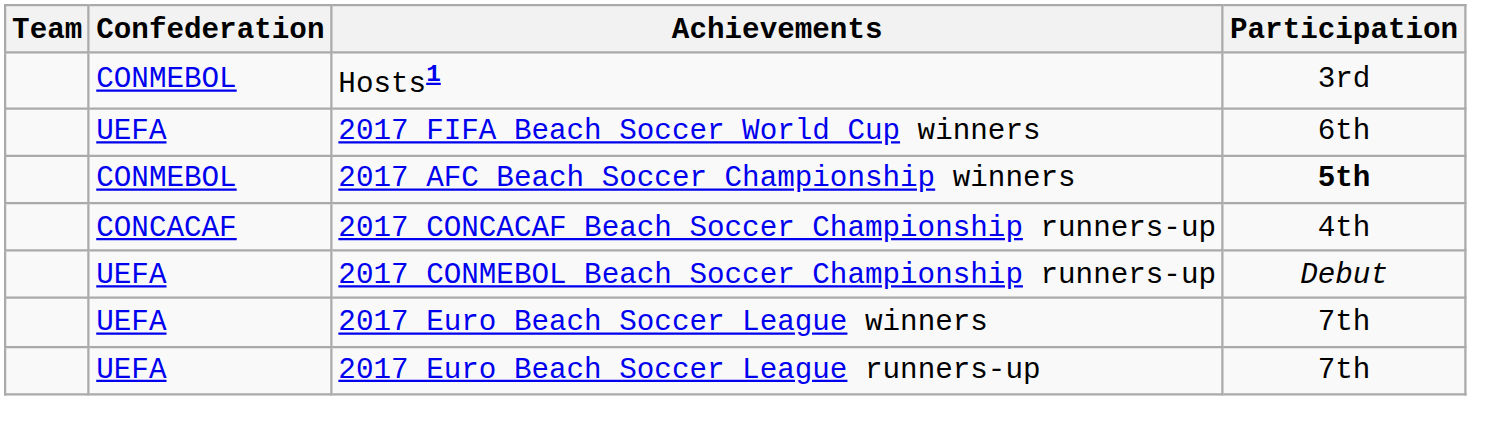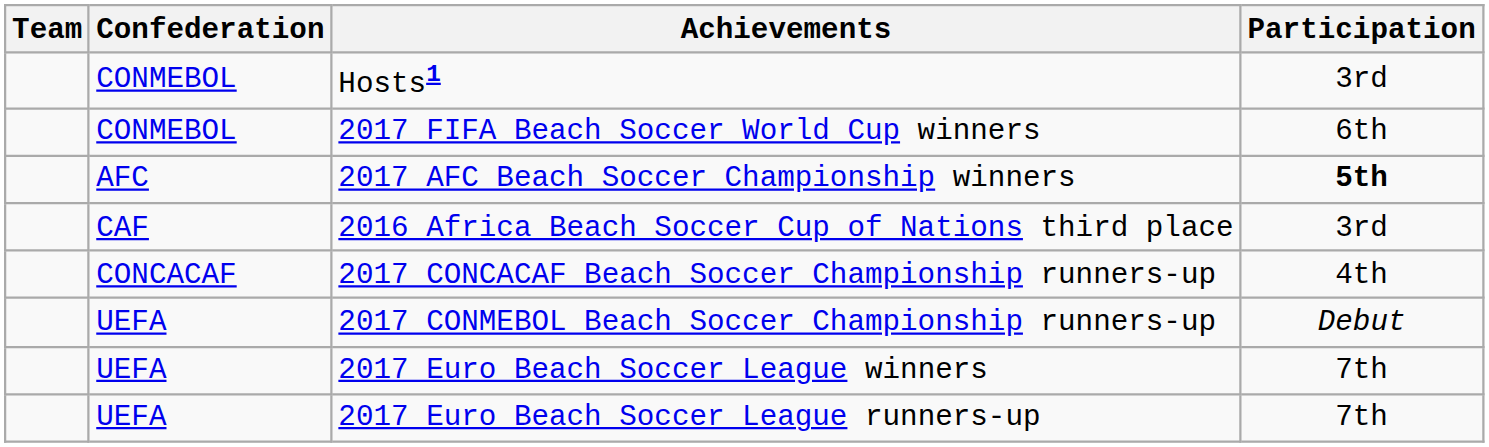(131, 132) UEFA -> (166, 132) CONMEBOL
(166, 179) CONMEBOL -> (123, 179) AFC
+ row: (786, 227)
